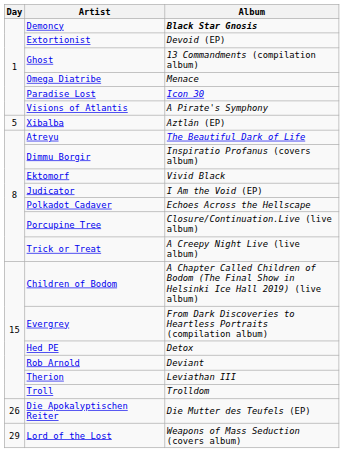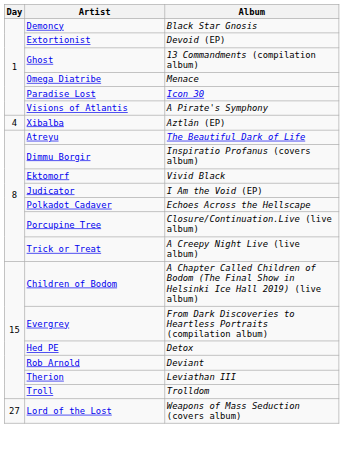(212, 26) bold -> (212, 26) normal
(14, 123) 5 -> (14, 123) 4
- row: (77, 411)
(14, 436) 29 -> (14, 411) 27
